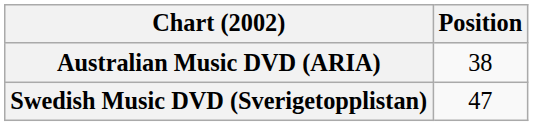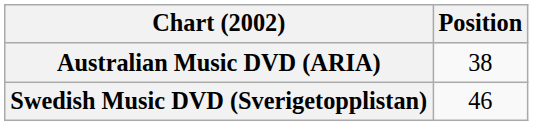(480, 100) 47 -> (480, 100) 46
